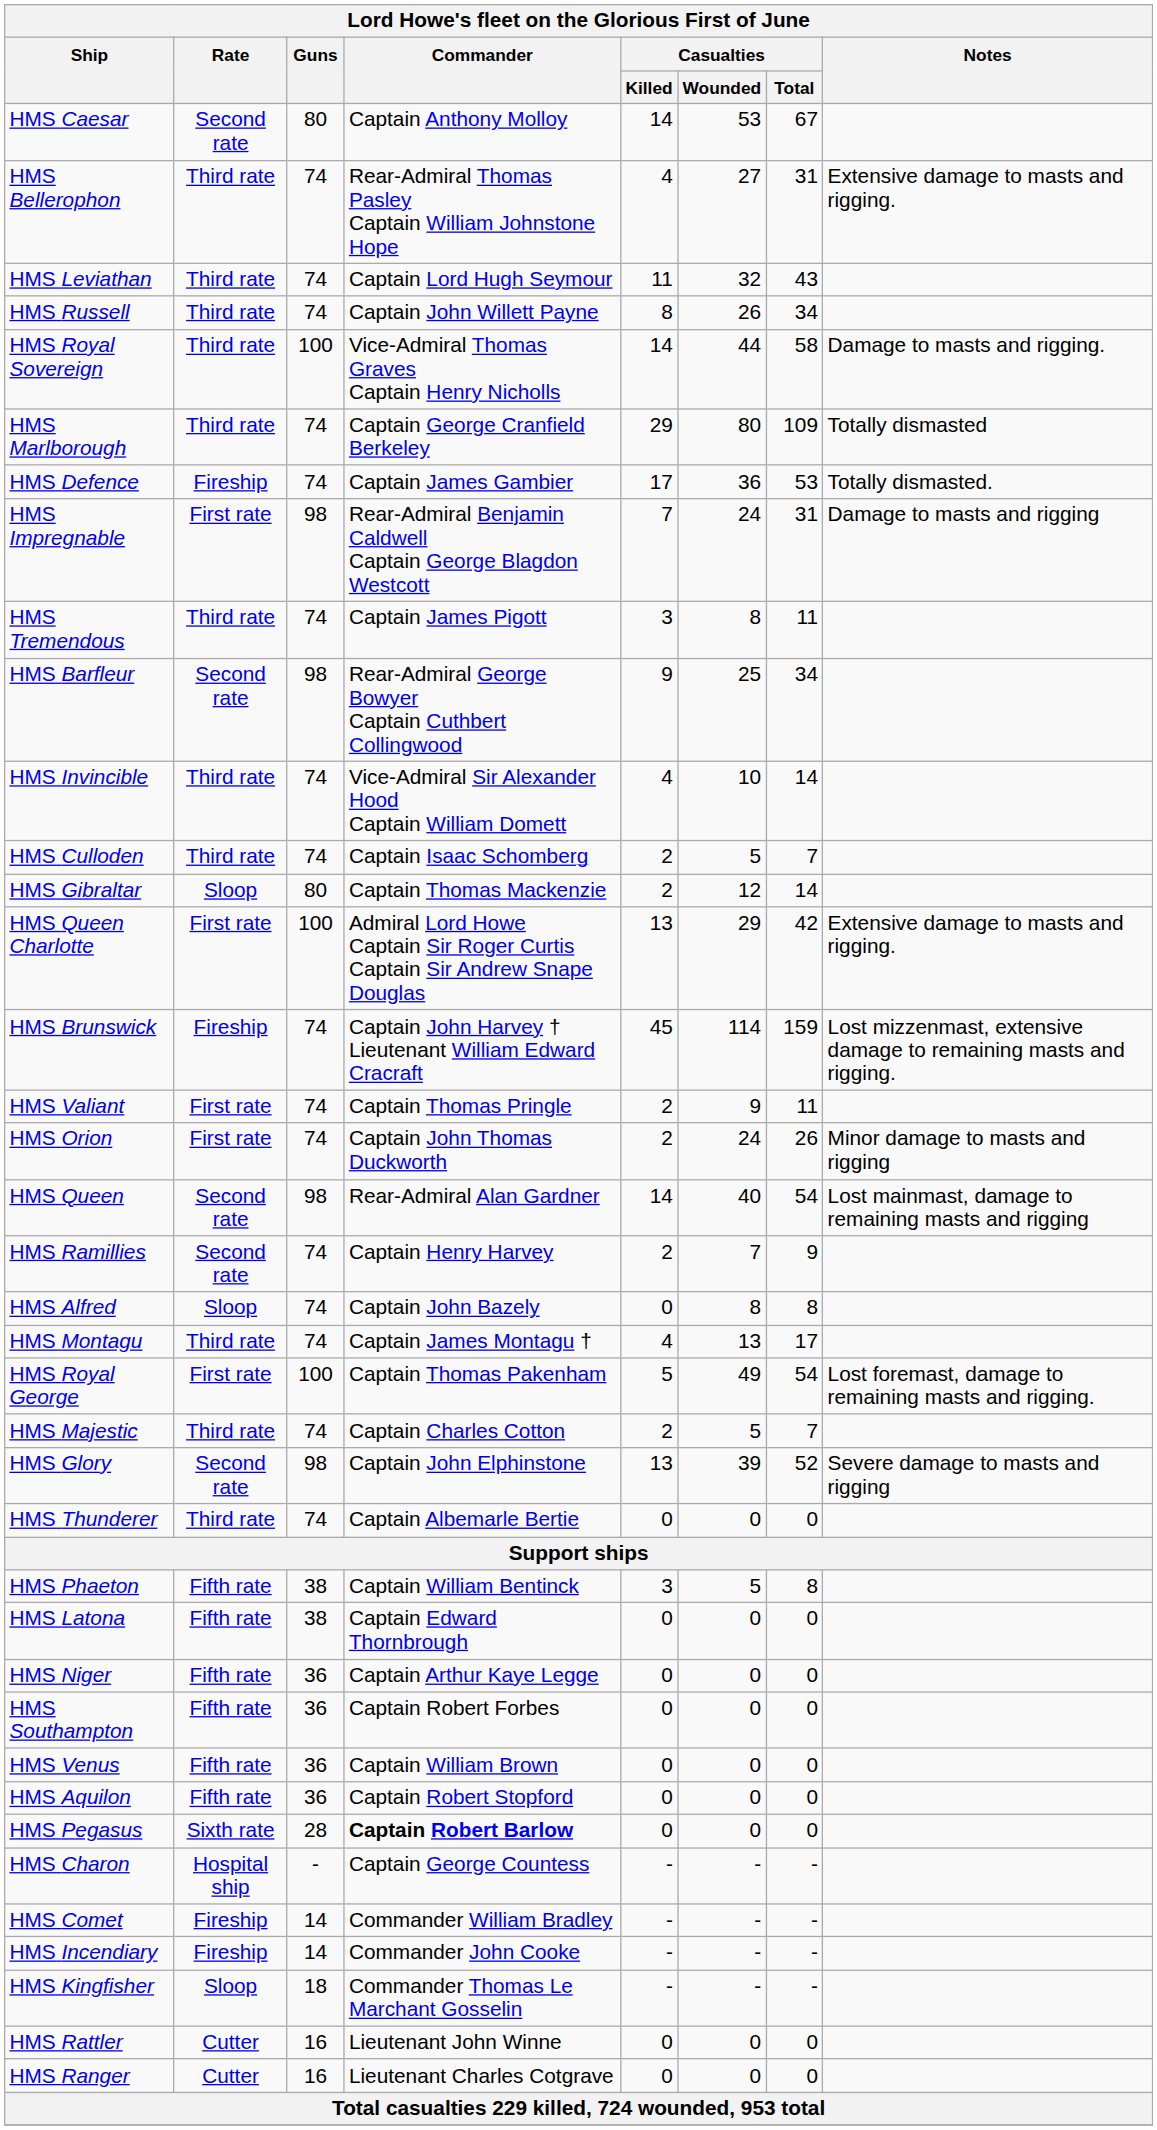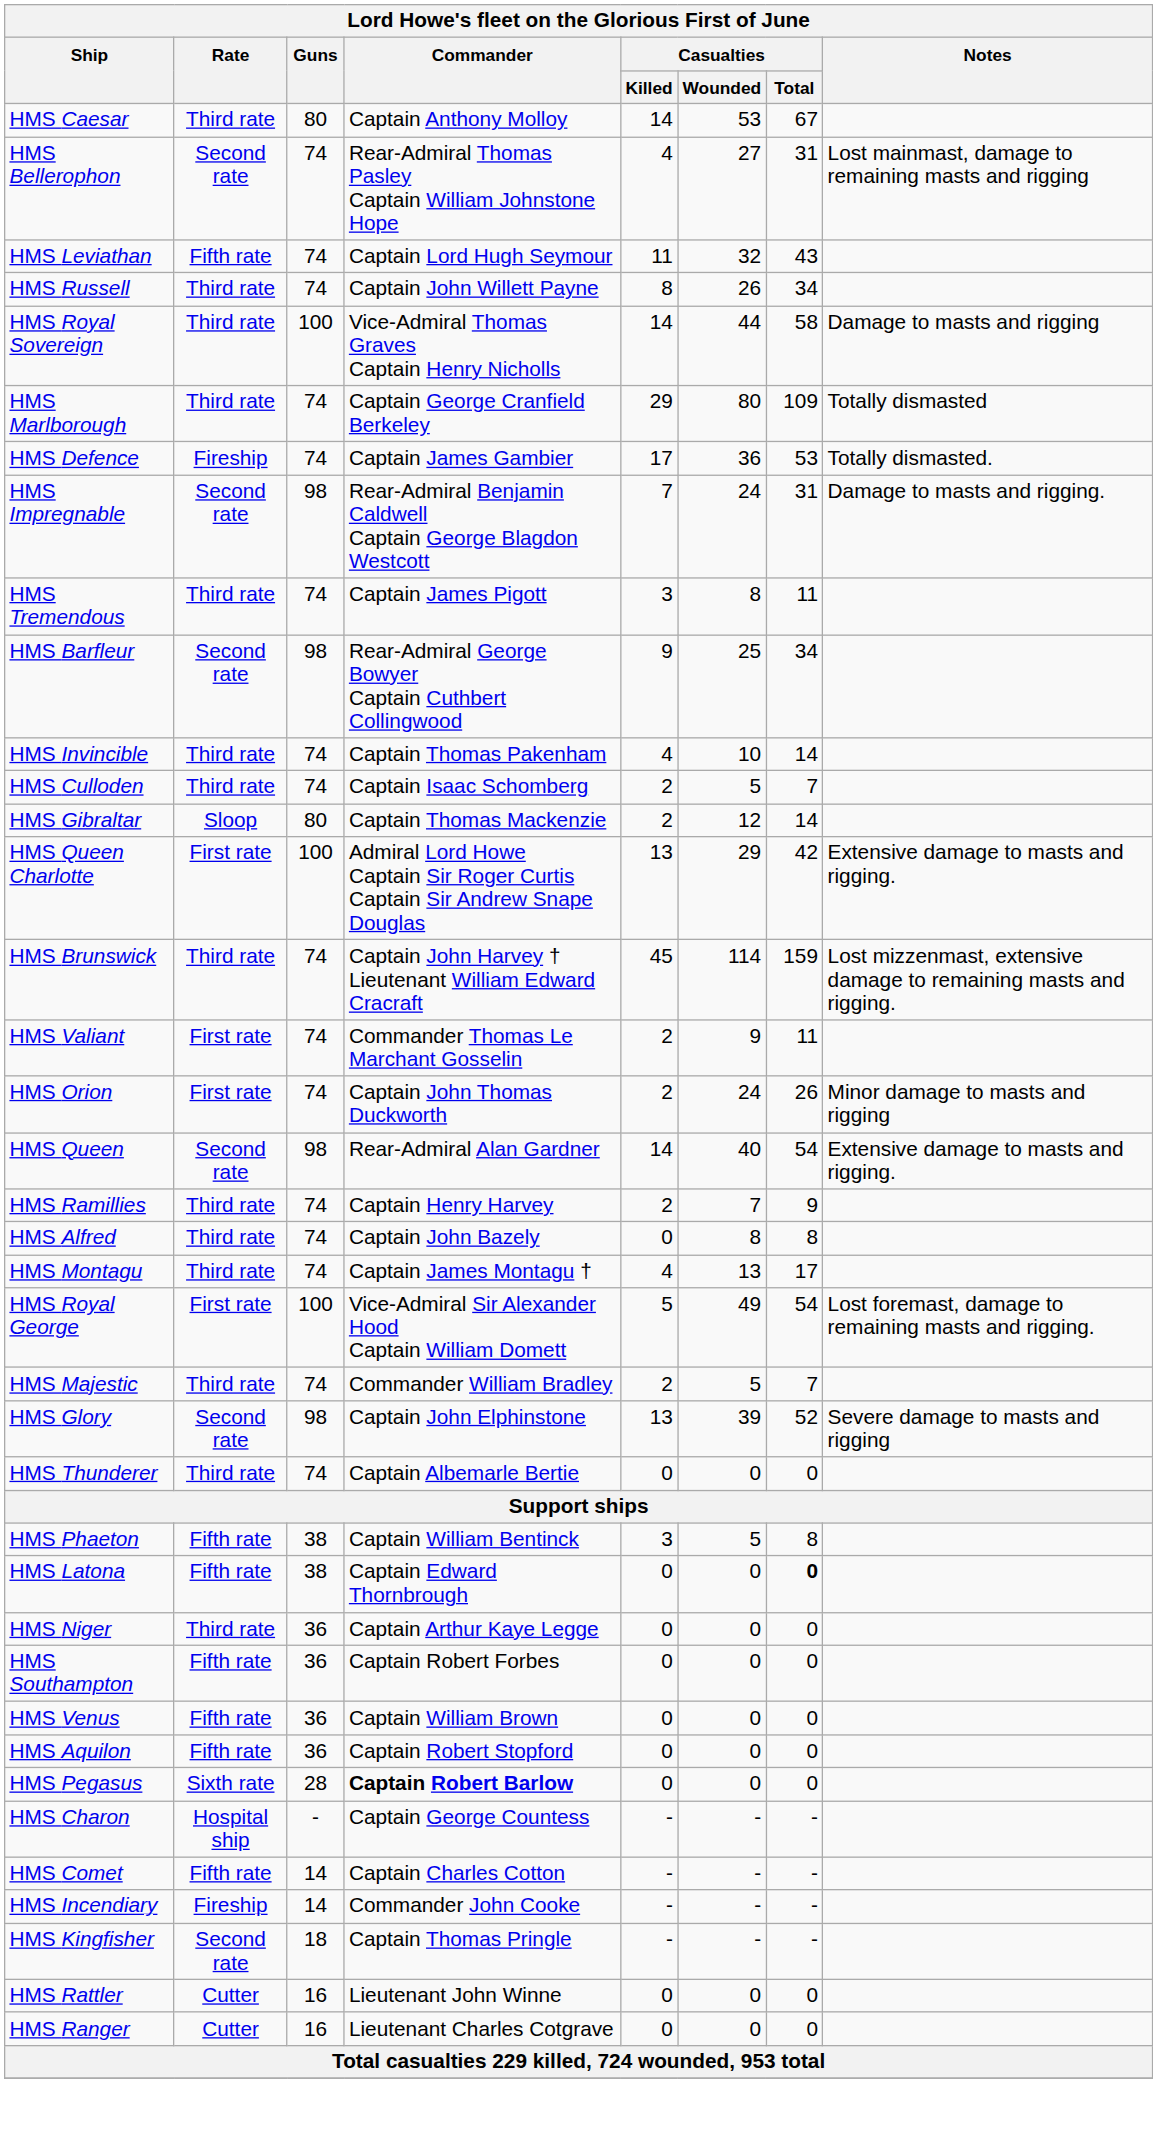(231, 131) Second rate -> (231, 119) Third rate
(231, 176) Third rate -> (231, 164) Second rate
(976, 188) Extensive damage to masts and rigging. -> (958, 164) Lost mainmast, damage to remaining masts and rigging
(231, 279) Third rate -> (231, 256) Fifth rate
(966, 345) Damage to masts and rigging. -> (963, 322) Damage to masts and rigging
(231, 514) First rate -> (231, 502) Second rate
(963, 514) Damage to masts and rigging -> (966, 491) Damage to masts and rigging.
(472, 800) Vice-Admiral Sir Alexander Hood Captain William Domett -> (478, 754) Captain Thomas Pakenham
(231, 1026) Fireship -> (231, 956) Third rate
(460, 1106) Captain Thomas Pringle -> (461, 1047) Commander Thomas Le Marchant Gosselin
(958, 1207) Lost mainmast, damage to remaining masts and rigging -> (976, 1160) Extensive damage to masts and rigging.
(231, 1263) Second rate -> (231, 1205) Third rate
(231, 1308) Sloop -> (231, 1238) Third rate
(478, 1374) Captain Thomas Pakenham -> (472, 1327) Vice-Admiral Sir Alexander Hood Captain William Domett
(457, 1430) Captain Charles Cotton -> (481, 1383) Commander William Bradley
(812, 1619) normal -> (812, 1572) bold
(231, 1675) Fifth rate -> (231, 1628) Third rate
(231, 1920) Fireship -> (231, 1873) Fifth rate
(481, 1920) Commander William Bradley -> (457, 1873) Captain Charles Cotton
(231, 1986) Sloop -> (231, 1951) Second rate
(461, 1997) Commander Thomas Le Marchant Gosselin -> (460, 1939) Captain Thomas Pringle
